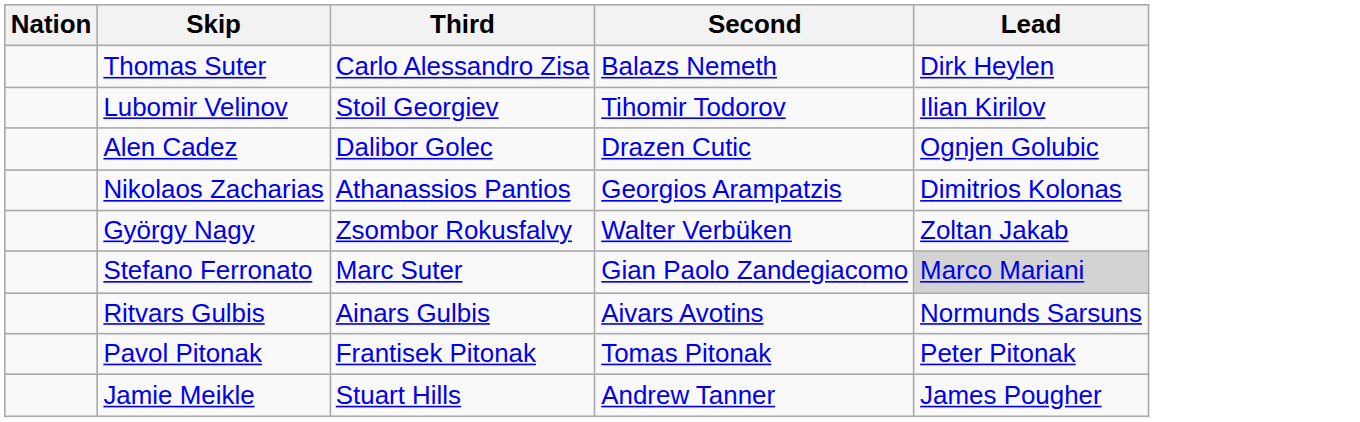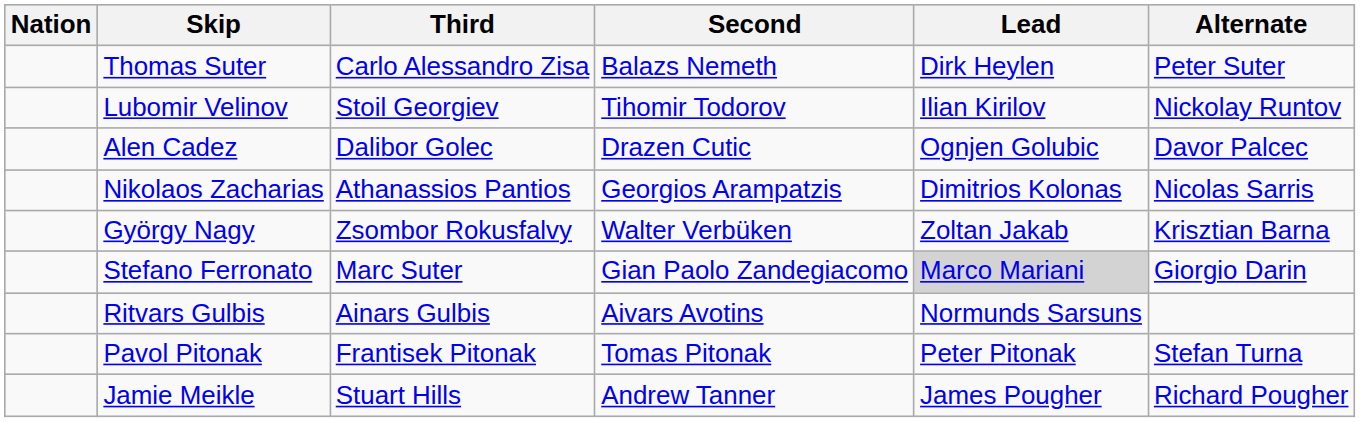+ column: (1251, 25)
